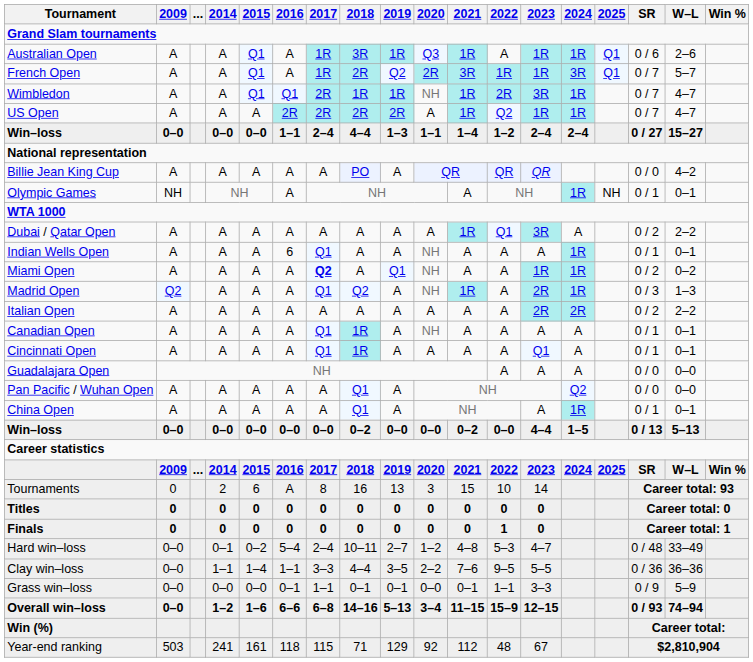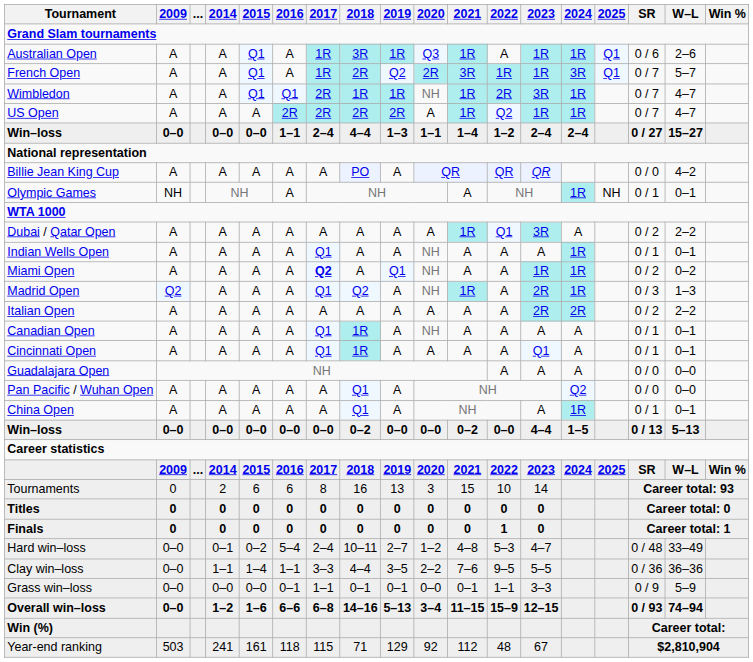(290, 251) 6 -> (290, 251) A
(290, 489) A -> (290, 489) 6
